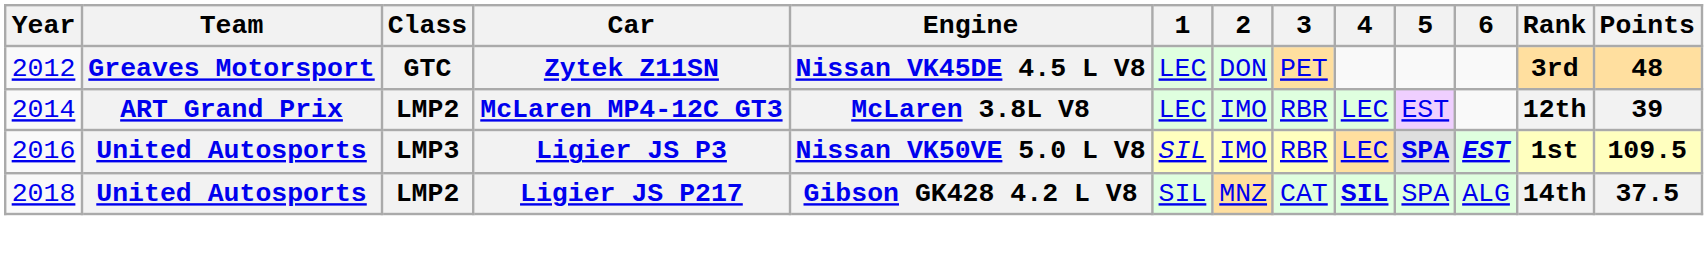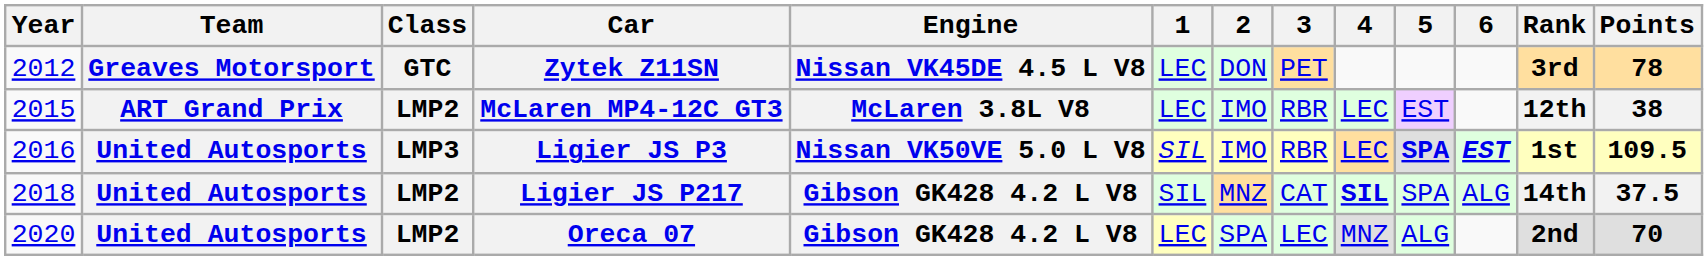(1647, 68) 48 -> (1647, 68) 78
(44, 110) 2014 -> (44, 110) 2015
(1647, 110) 39 -> (1647, 110) 38
+ row: (631, 235)
